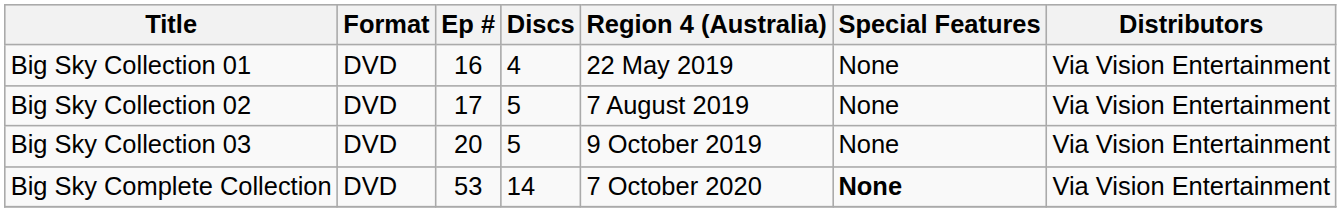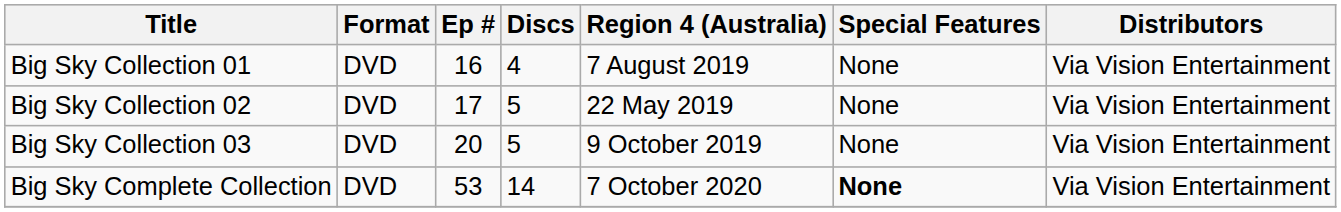(660, 65) 22 May 2019 -> (668, 65) 7 August 2019
(668, 105) 7 August 2019 -> (660, 105) 22 May 2019
